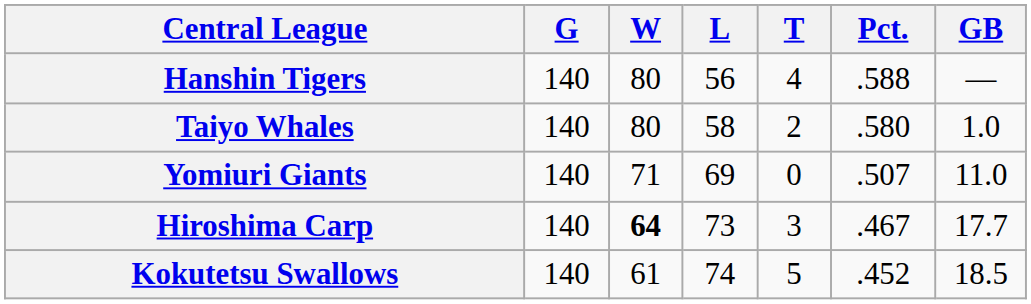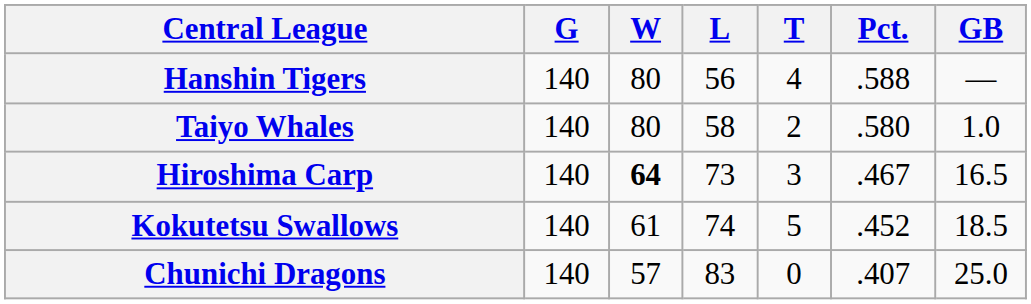- row: (265, 175)
(981, 224) 17.7 -> (981, 175) 16.5
+ row: (265, 273)
